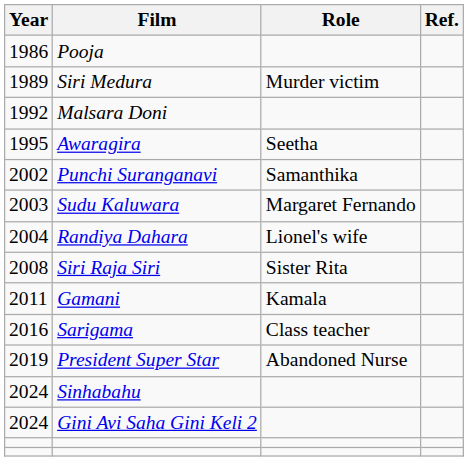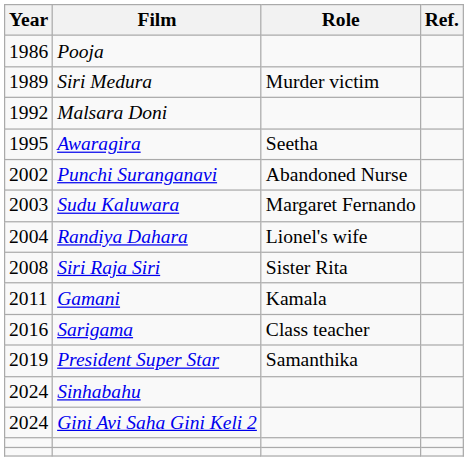(312, 174) Samanthika -> (337, 174) Abandoned Nurse
(337, 360) Abandoned Nurse -> (312, 360) Samanthika
